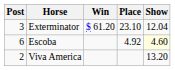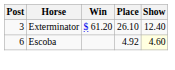(130, 27) 23.10 -> (128, 27) 26.10
(157, 27) 12.04 -> (155, 27) 12.40
- row: (55, 57)
